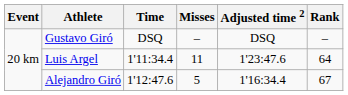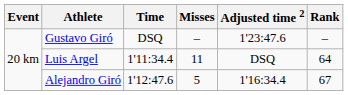(262, 39) DSQ -> (262, 39) 1'23:47.6
(262, 59) 1'23:47.6 -> (262, 59) DSQ
